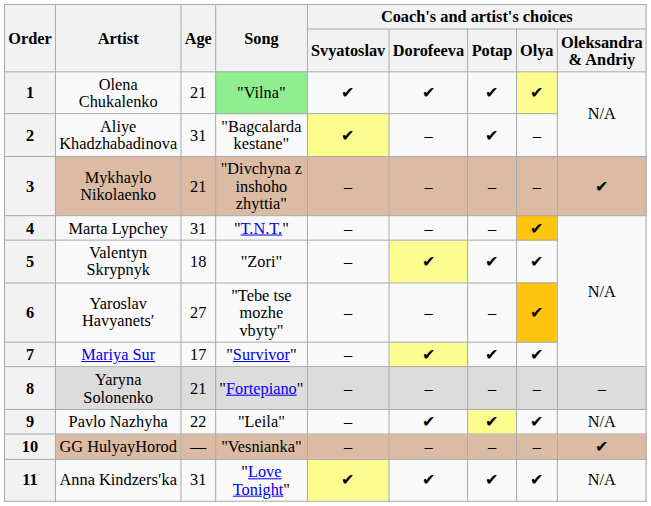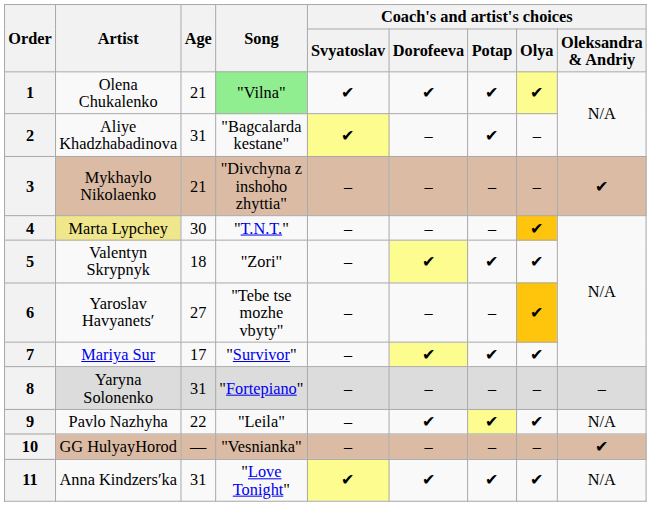(118, 228) no background -> (118, 228) khaki background
(198, 228) 31 -> (198, 228) 30
(198, 388) 21 -> (198, 388) 31
